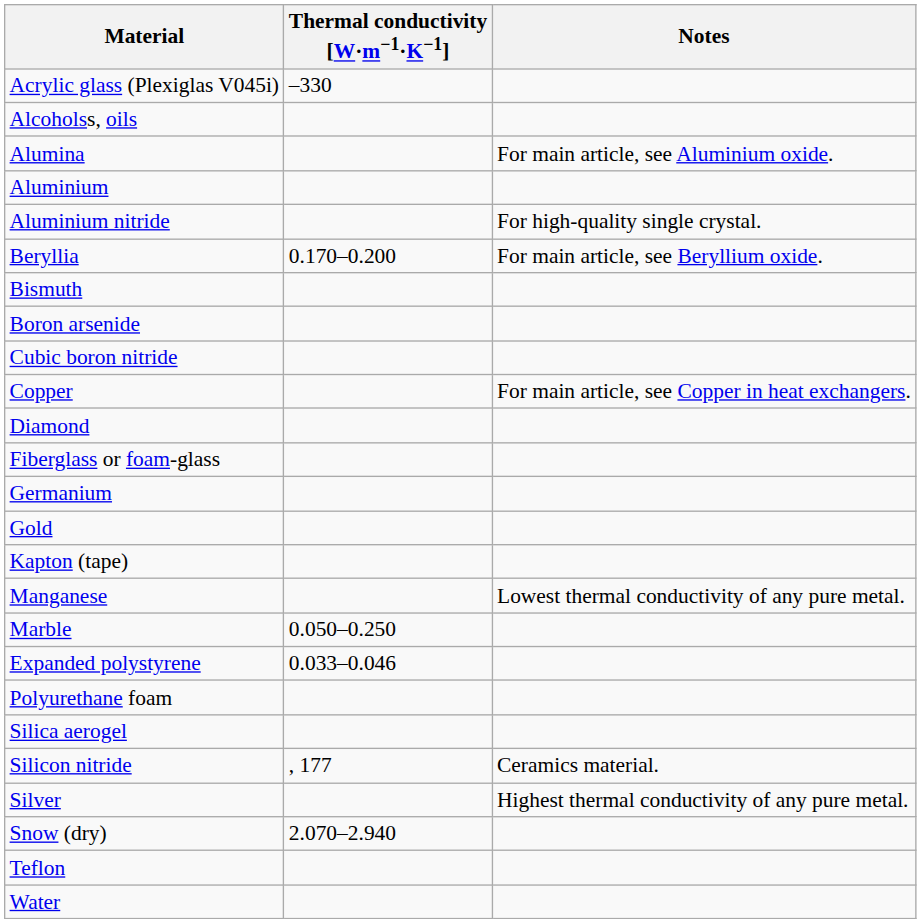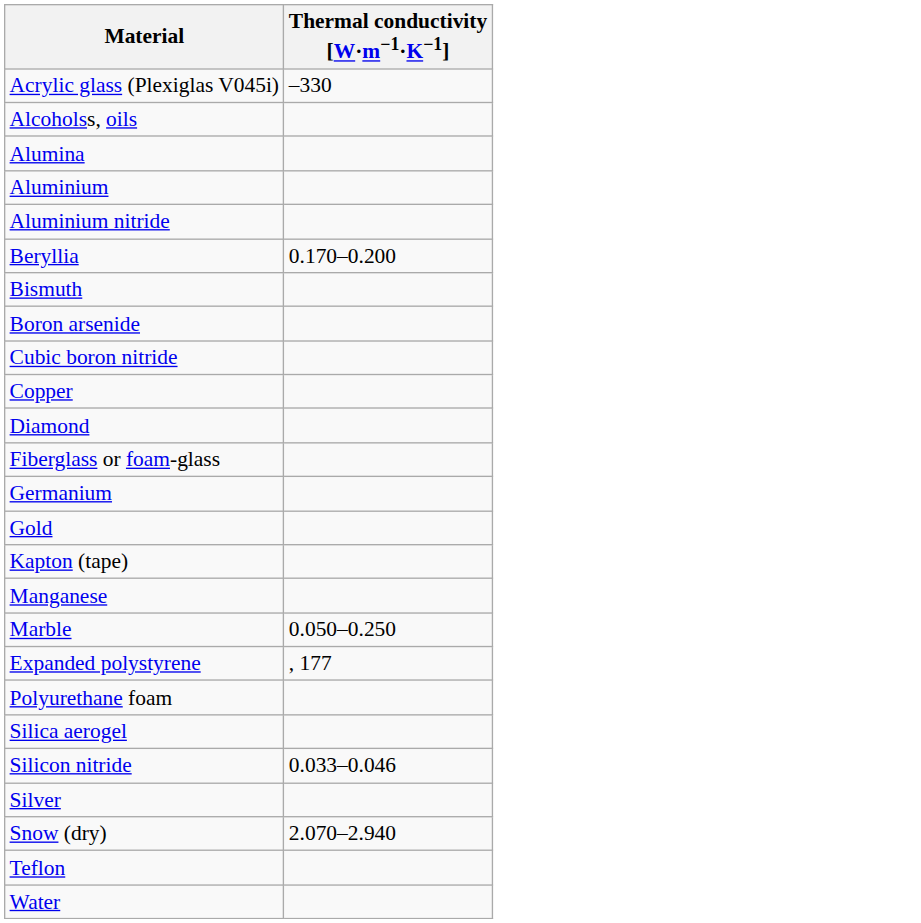- column: (704, 36)
(342, 663) 0.033–0.046 -> (310, 663) , 177
(310, 765) , 177 -> (342, 765) 0.033–0.046
